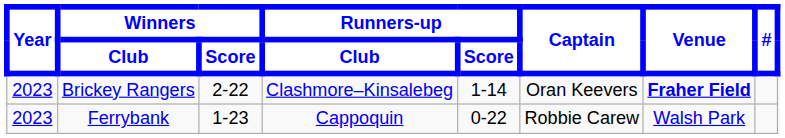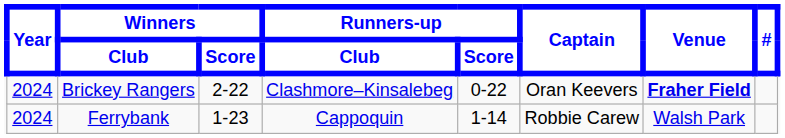(32, 89) 2023 -> (32, 89) 2024
(489, 89) 1-14 -> (489, 89) 0-22
(32, 118) 2023 -> (32, 118) 2024
(489, 118) 0-22 -> (489, 118) 1-14
